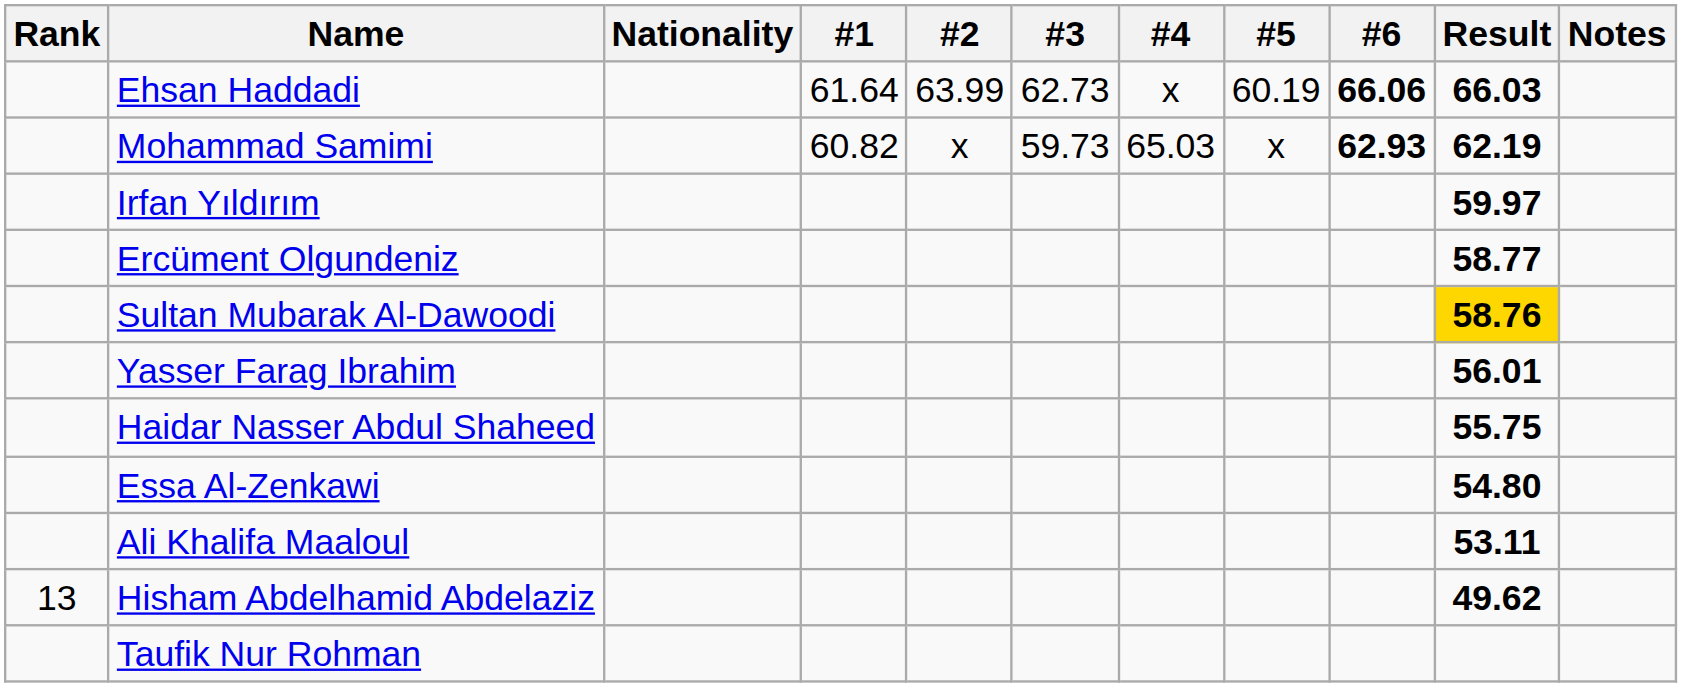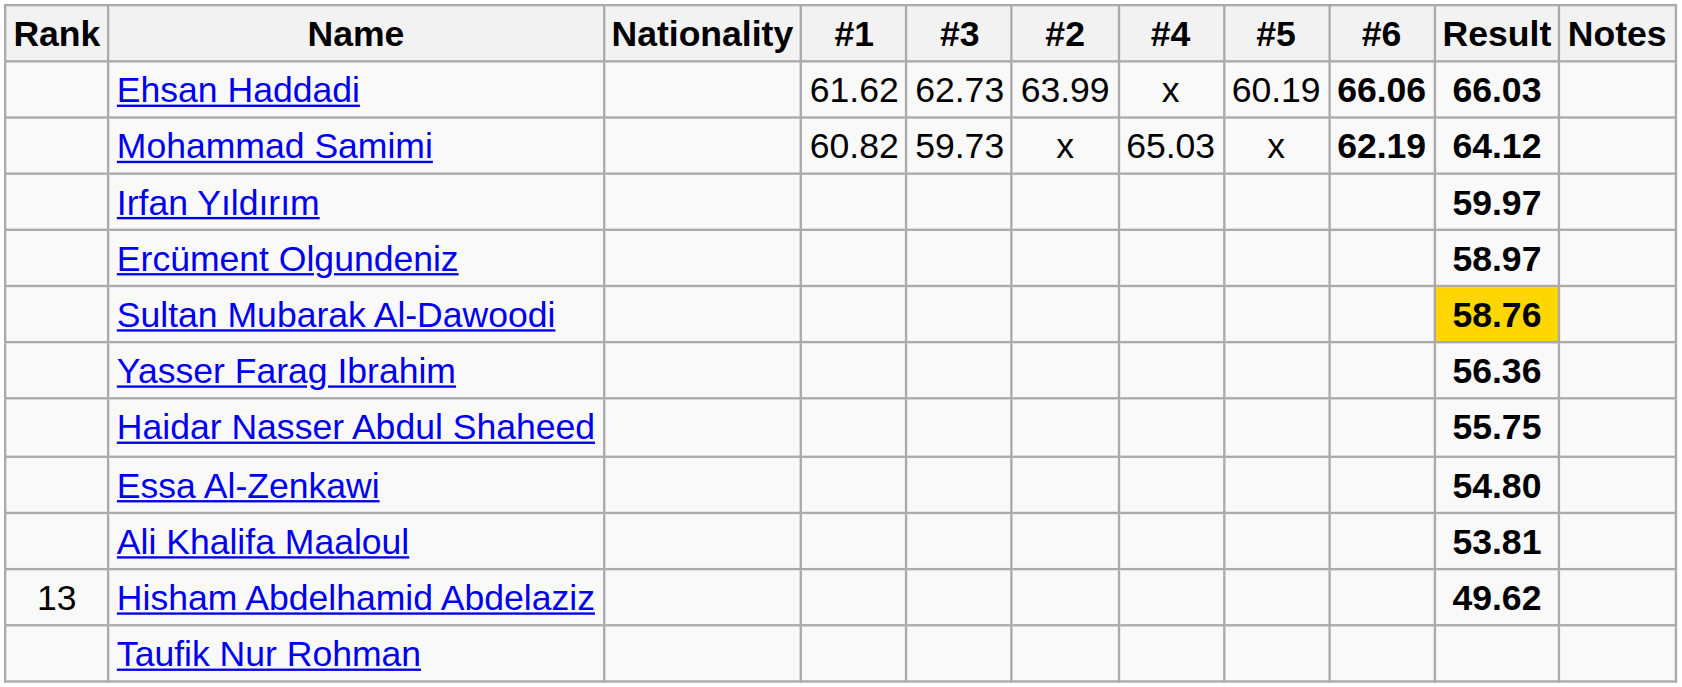columns swapped: (960, 34) <-> (1065, 34)
(854, 90) 61.64 -> (854, 90) 61.62
(1382, 146) 62.93 -> (1382, 146) 62.19
(1497, 146) 62.19 -> (1497, 146) 64.12
(1497, 259) 58.77 -> (1497, 259) 58.97
(1497, 371) 56.01 -> (1497, 371) 56.36
(1497, 540) 53.11 -> (1497, 540) 53.81
